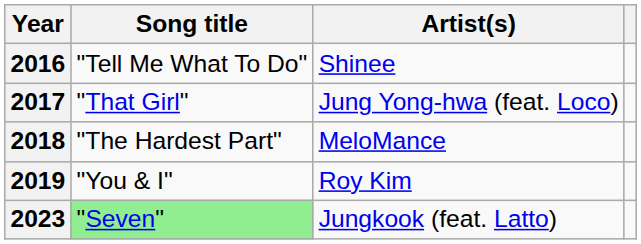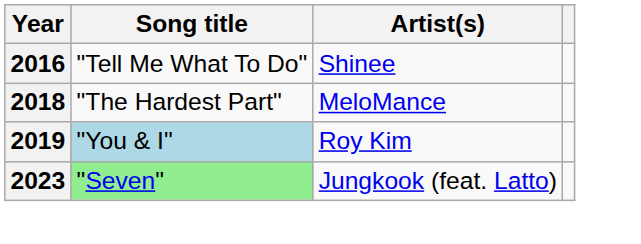- row: (38, 102)
(125, 180) no background -> (125, 141) lightblue background
